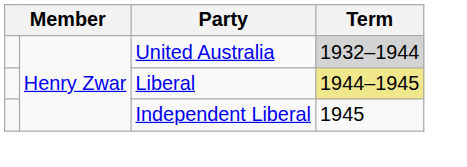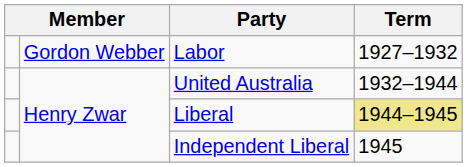+ row: (199, 51)
(370, 51) lightgrey background -> (408, 83) no background
